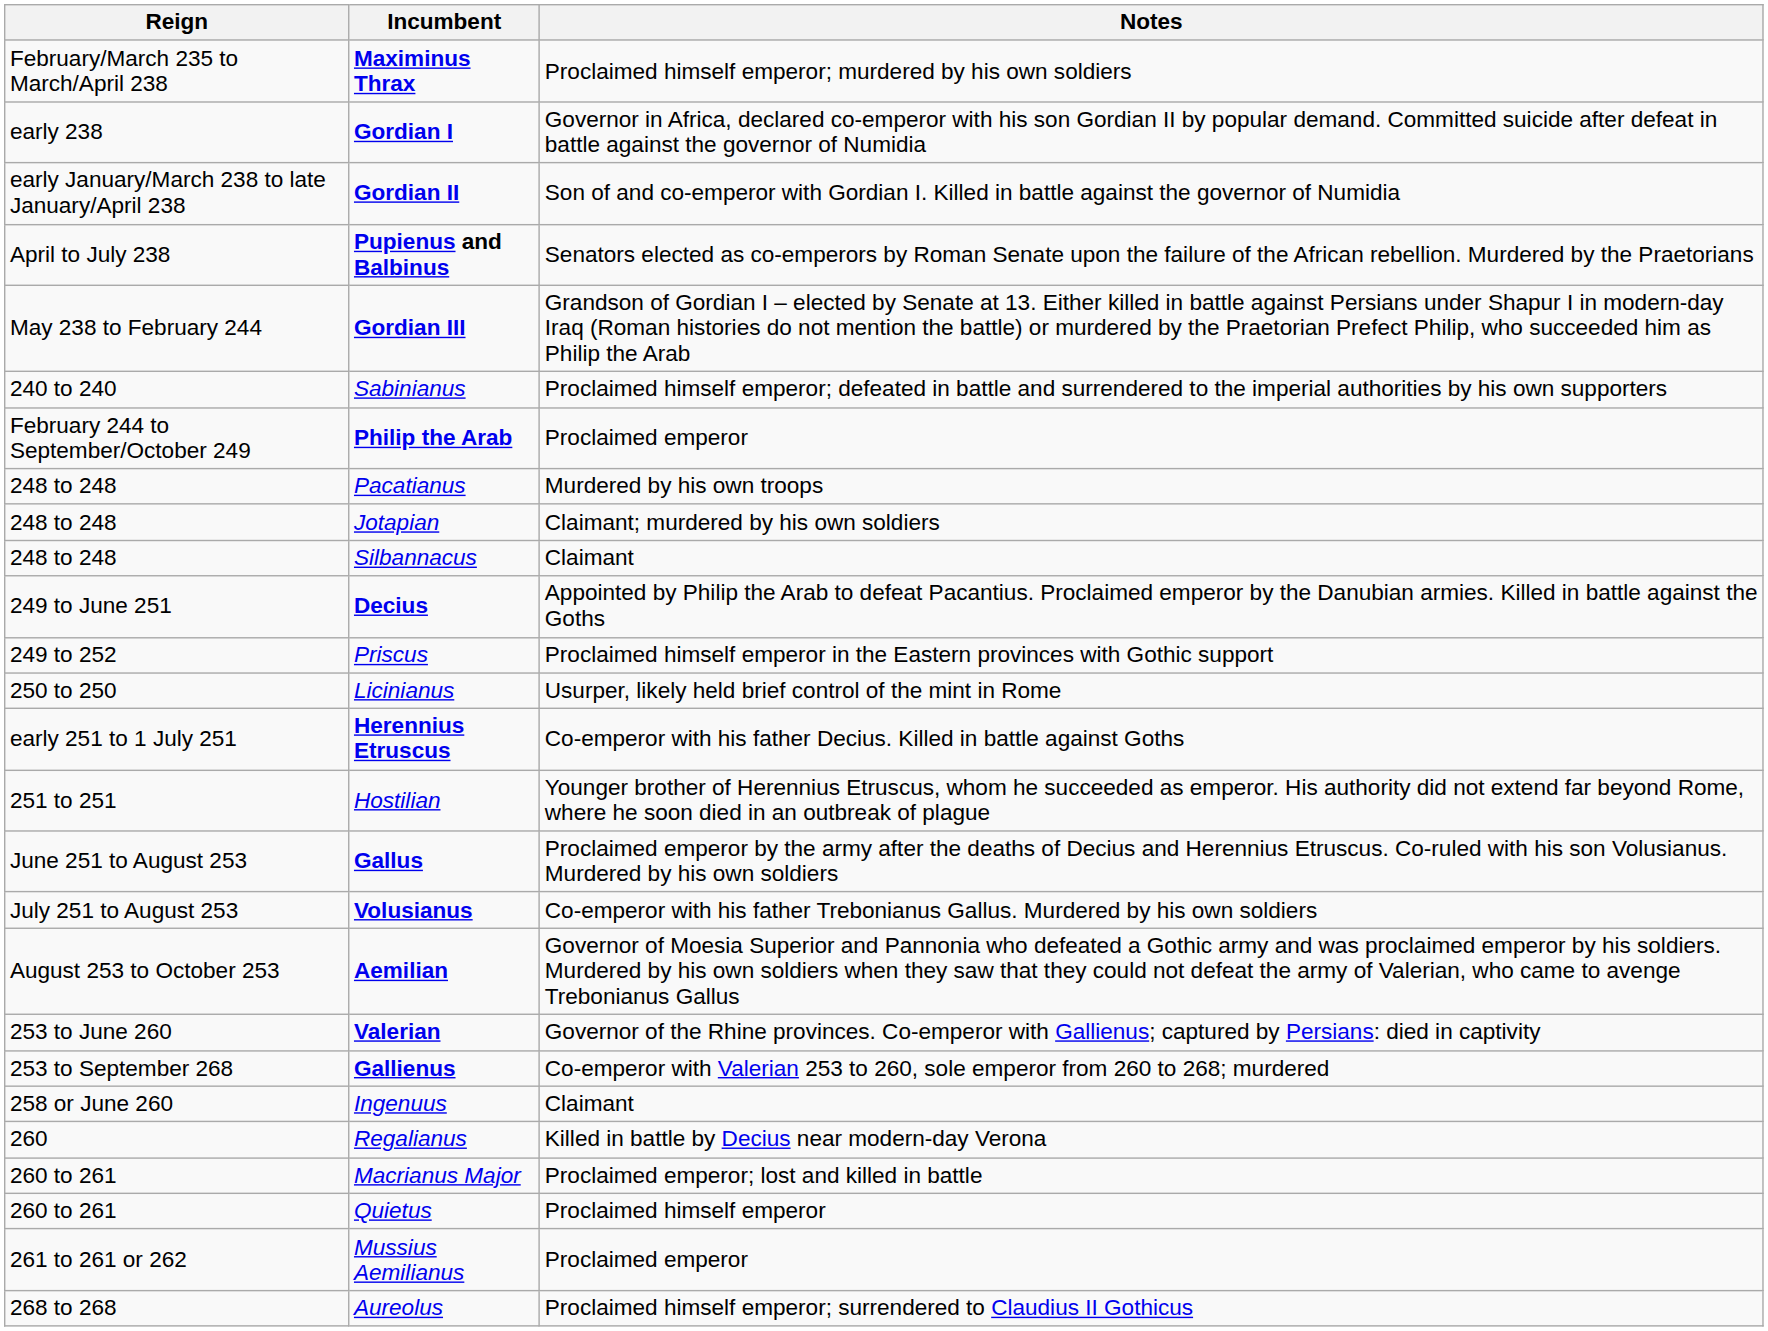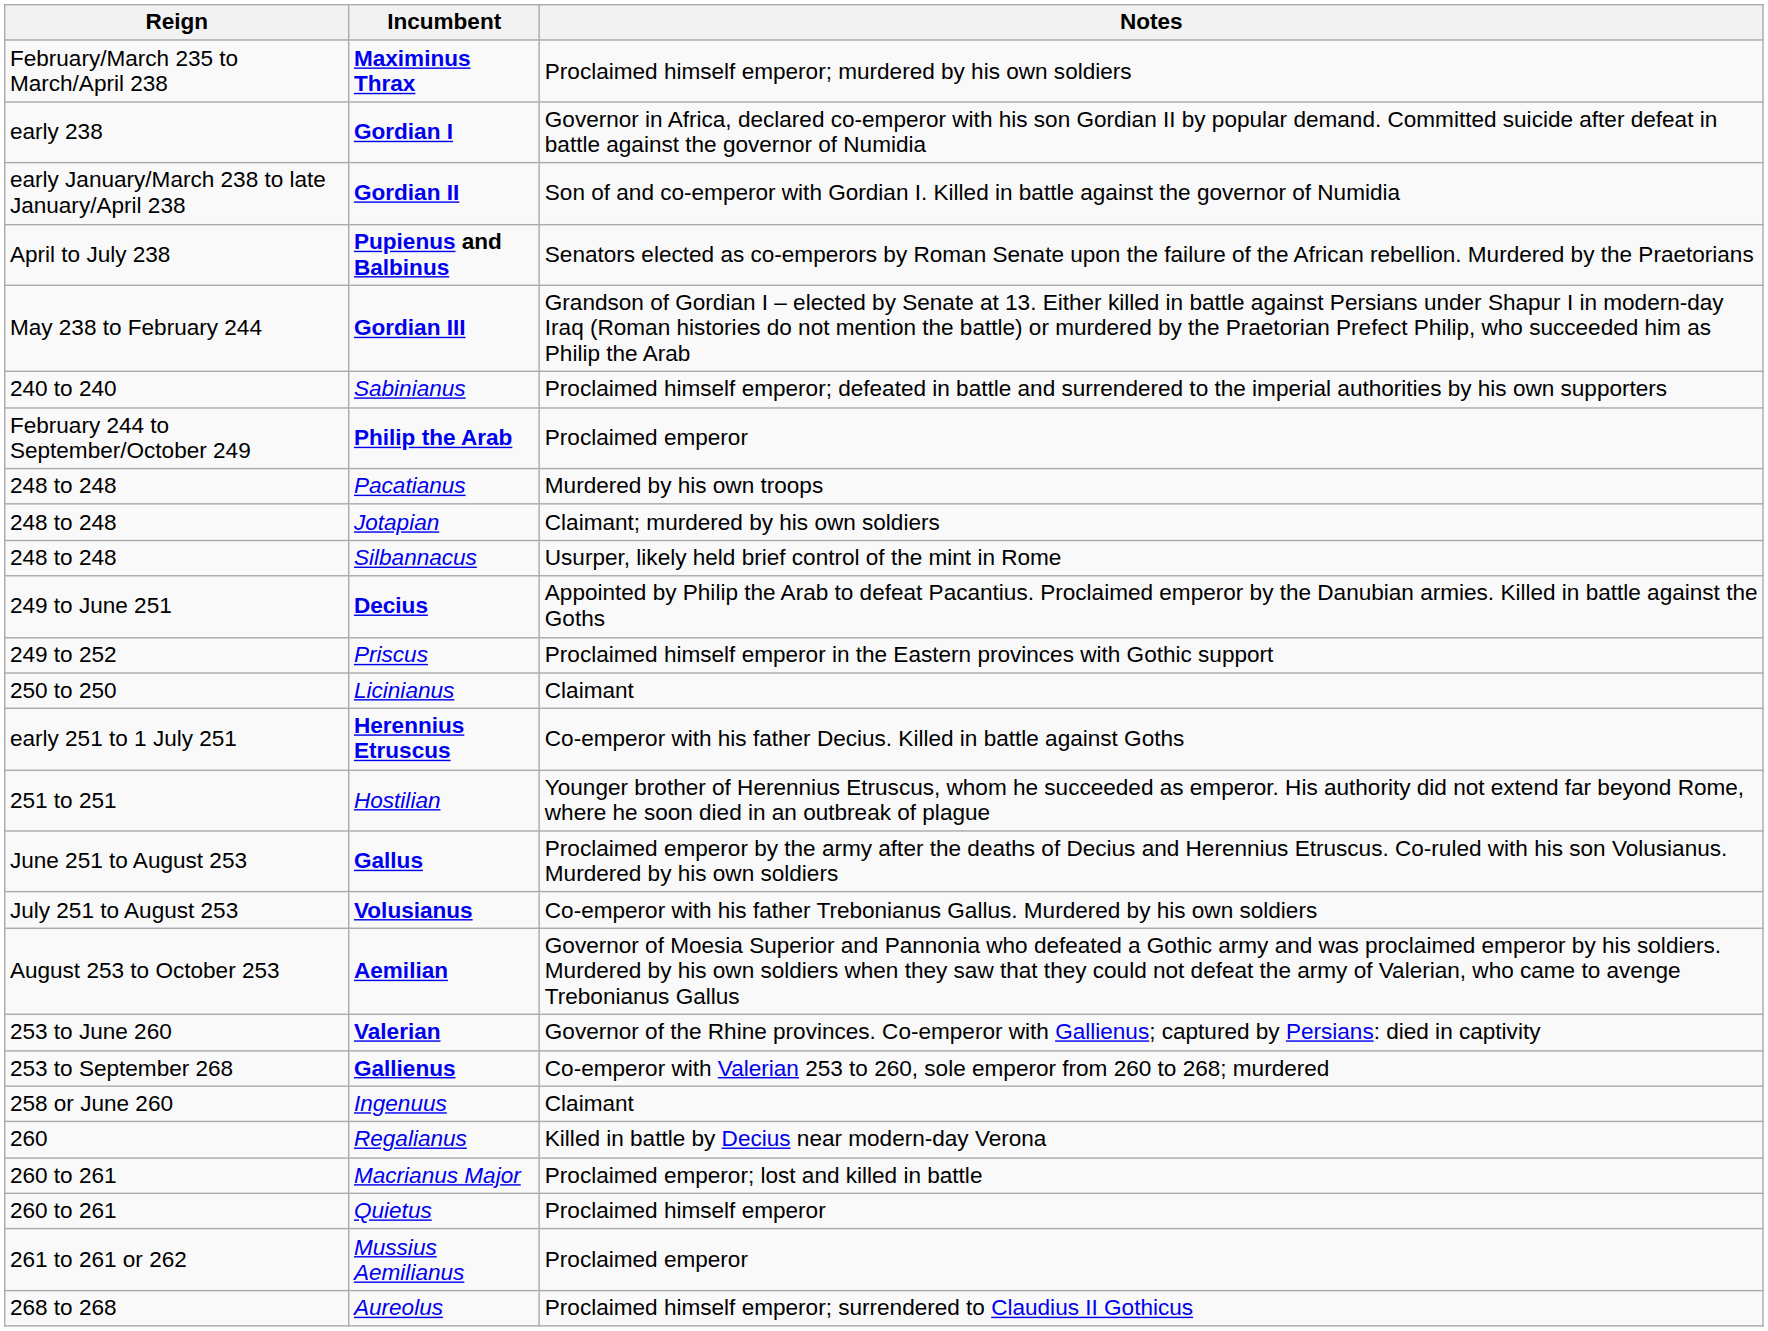(589, 557) Claimant -> (803, 557) Usurper, likely held brief control of the mint in Rome
(803, 690) Usurper, likely held brief control of the mint in Rome -> (589, 690) Claimant
